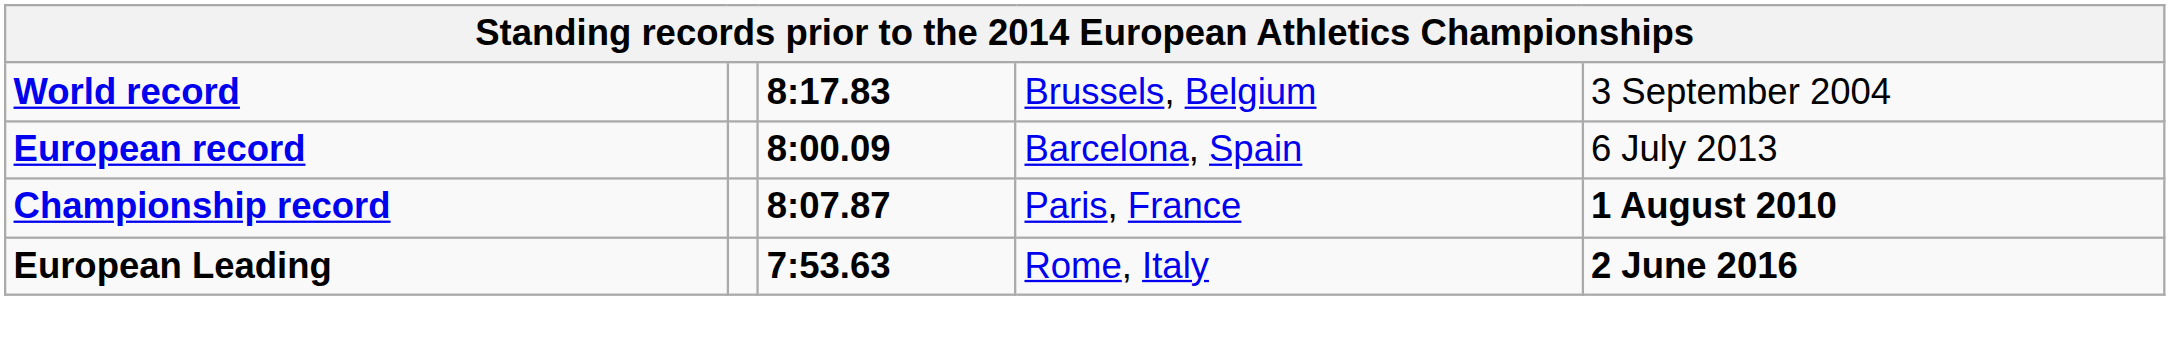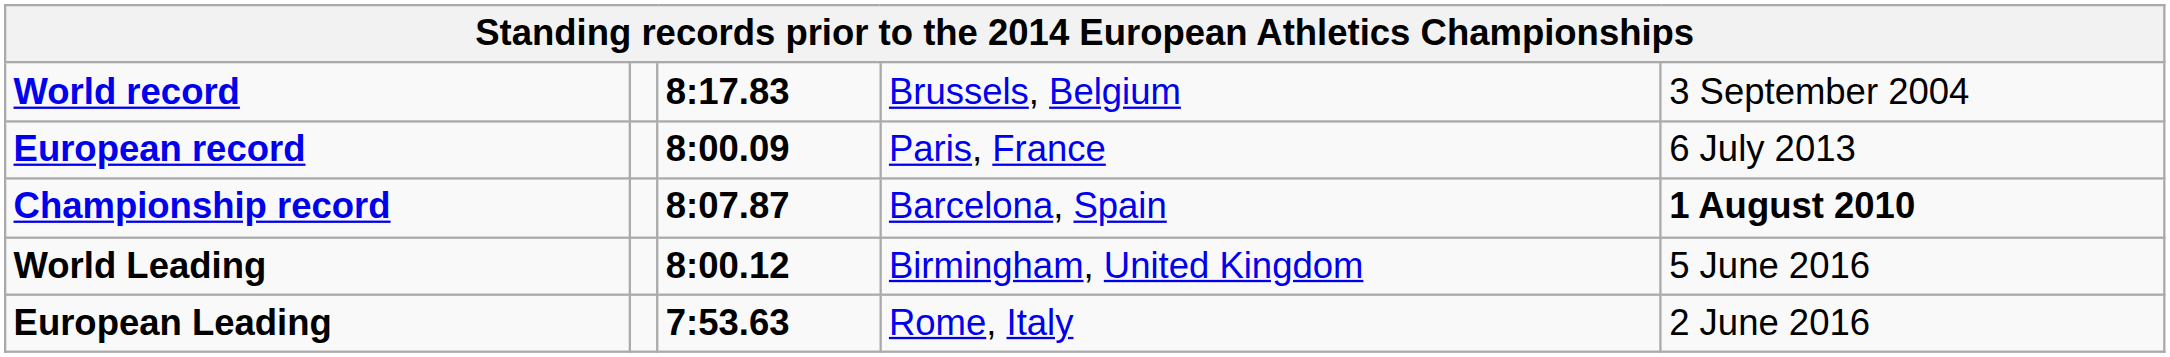(1163, 149) Barcelona, Spain -> (997, 149) Paris, France
(1133, 206) Paris, France -> (1028, 206) Barcelona, Spain
+ row: (140, 264)
(1694, 264) bold -> (1770, 322) normal
